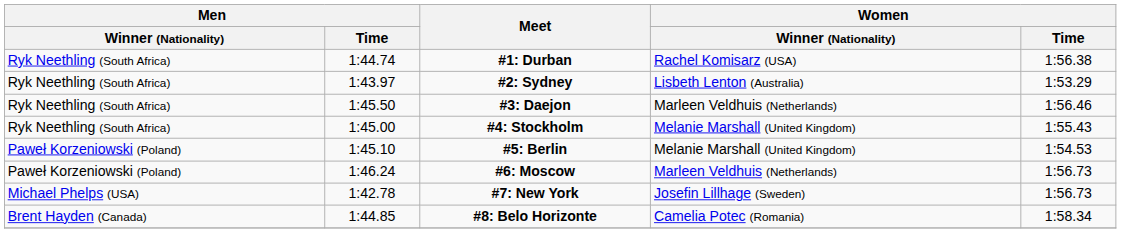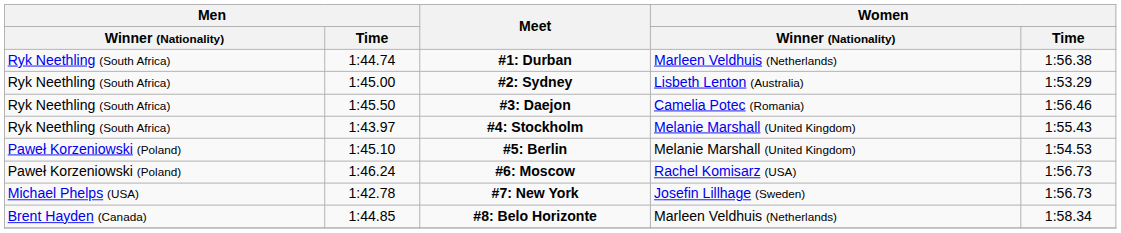(725, 60) Rachel Komisarz (USA) -> (746, 60) Marleen Veldhuis (Netherlands)
(372, 82) 1:43.97 -> (372, 82) 1:45.00
(746, 104) Marleen Veldhuis (Netherlands) -> (729, 104) Camelia Potec (Romania)
(372, 127) 1:45.00 -> (372, 127) 1:43.97
(746, 171) Marleen Veldhuis (Netherlands) -> (725, 171) Rachel Komisarz (USA)
(729, 216) Camelia Potec (Romania) -> (746, 216) Marleen Veldhuis (Netherlands)
